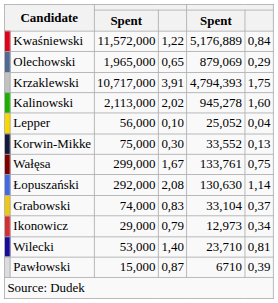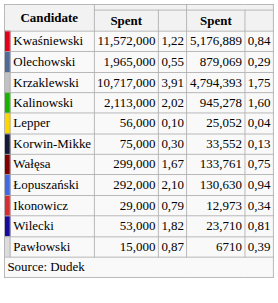(173, 61) 0,65 -> (173, 61) 0,55
(173, 185) 2,08 -> (173, 185) 2,10
(259, 185) 1,14 -> (259, 185) 0,94
- row: (42, 205)
(173, 246) 1,40 -> (173, 226) 1,82
